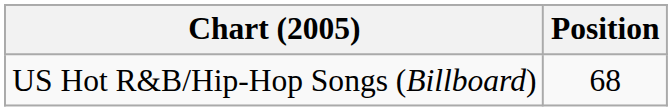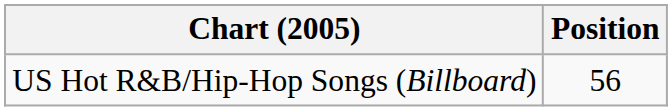(605, 79) 68 -> (605, 79) 56
